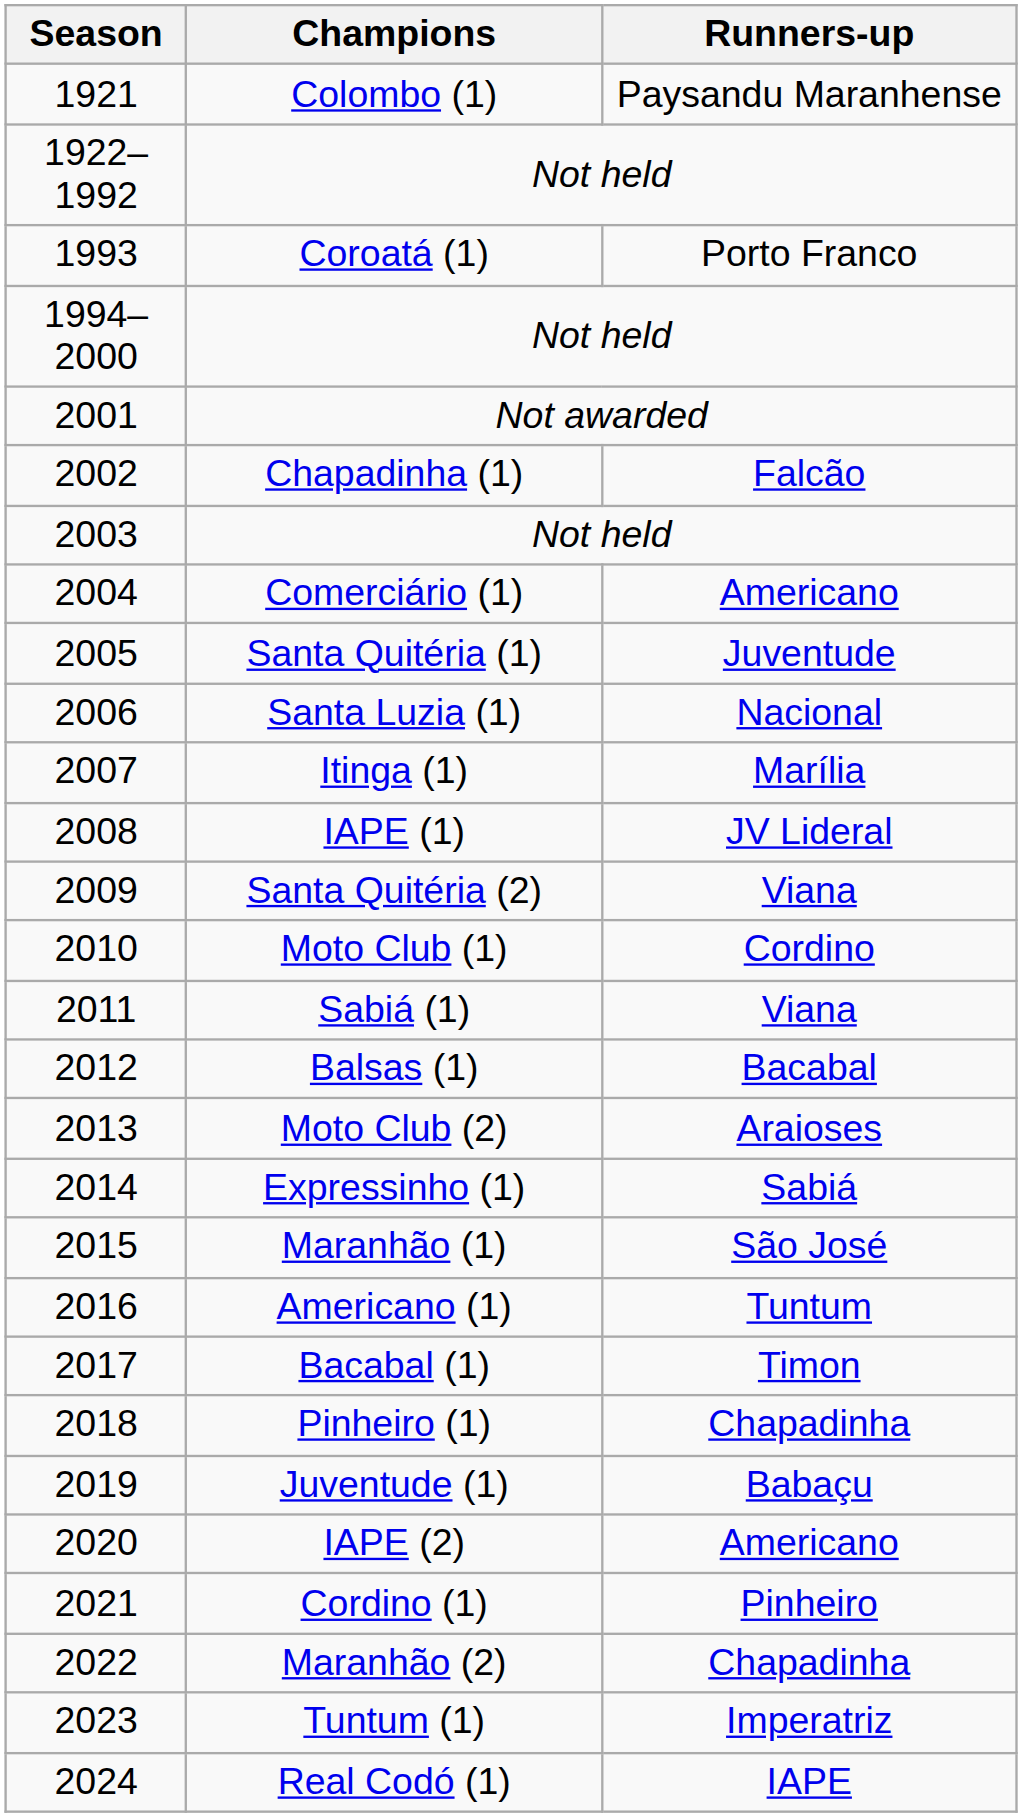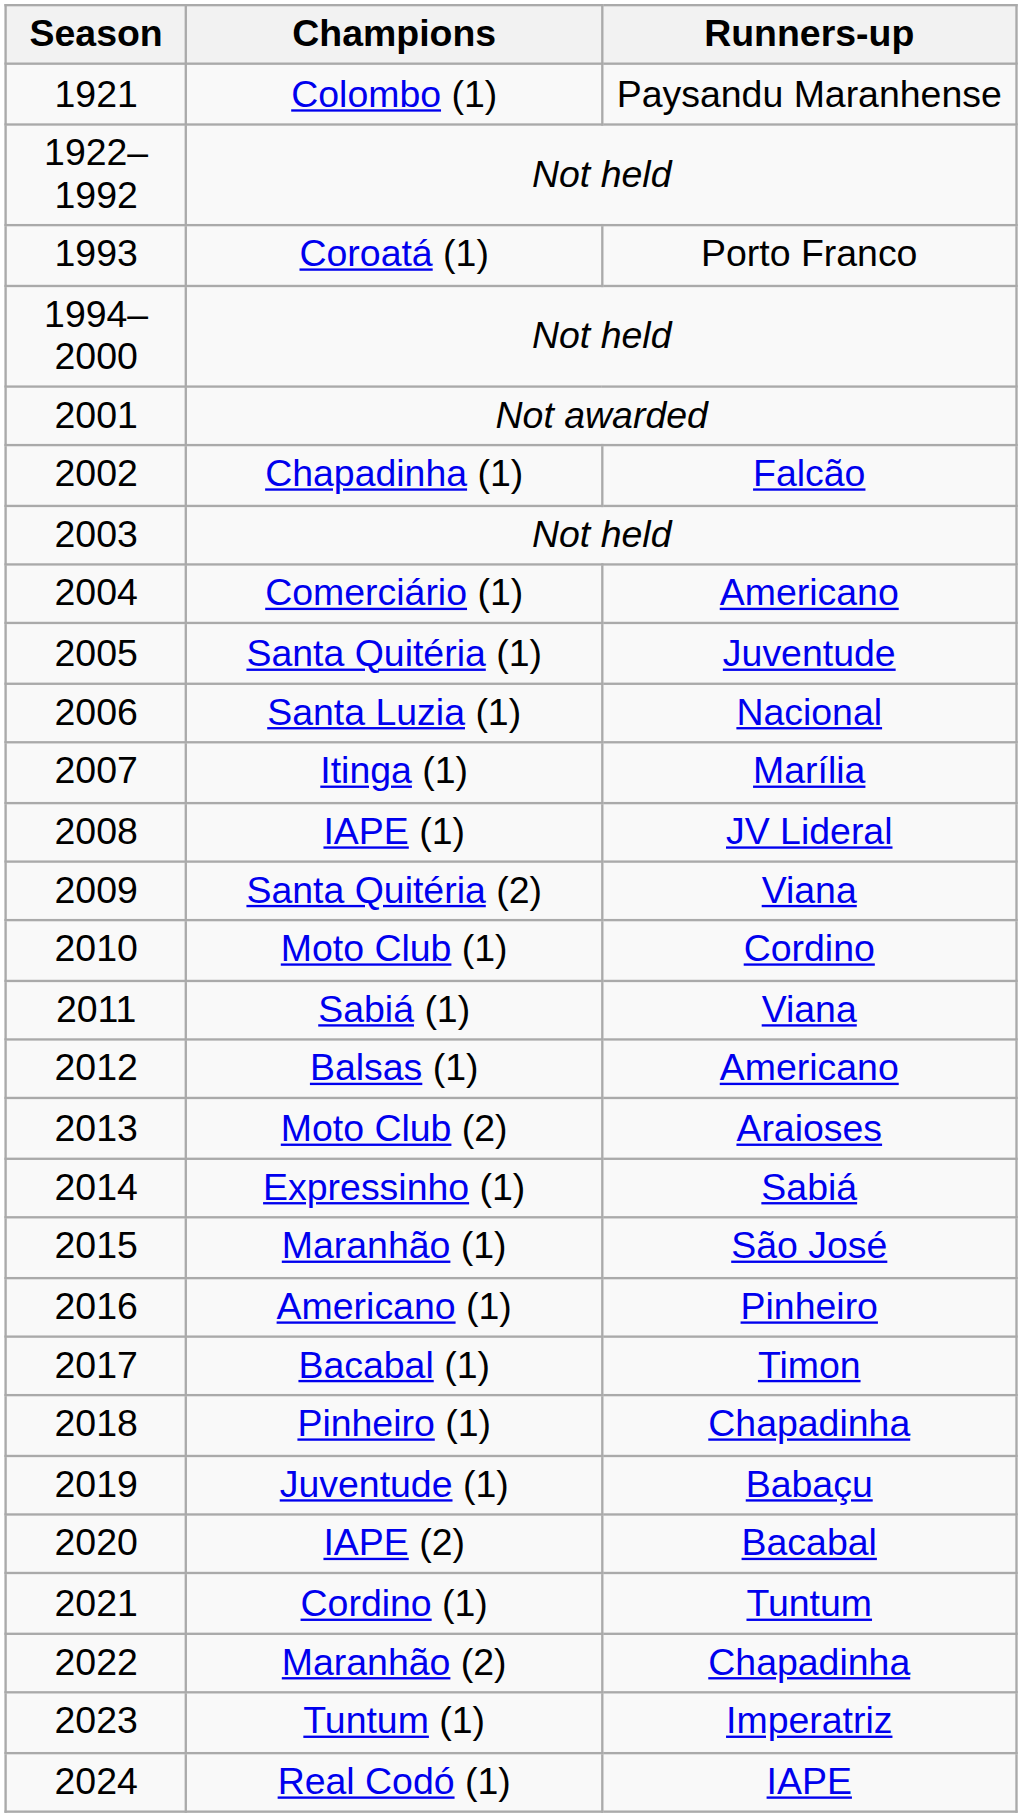(809, 1068) Bacabal -> (809, 1068) Americano
(809, 1305) Tuntum -> (809, 1305) Pinheiro
(809, 1543) Americano -> (809, 1543) Bacabal
(809, 1602) Pinheiro -> (809, 1602) Tuntum
